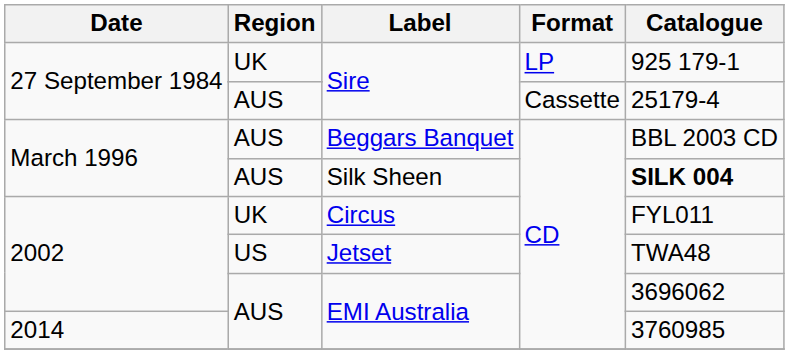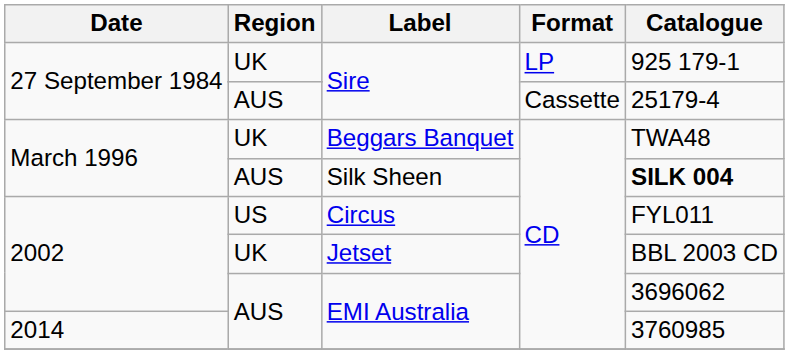(259, 138) AUS -> (250, 138) UK
(704, 138) BBL 2003 CD -> (671, 138) TWA48
(250, 215) UK -> (250, 215) US
(250, 253) US -> (250, 253) UK
(671, 253) TWA48 -> (704, 253) BBL 2003 CD
